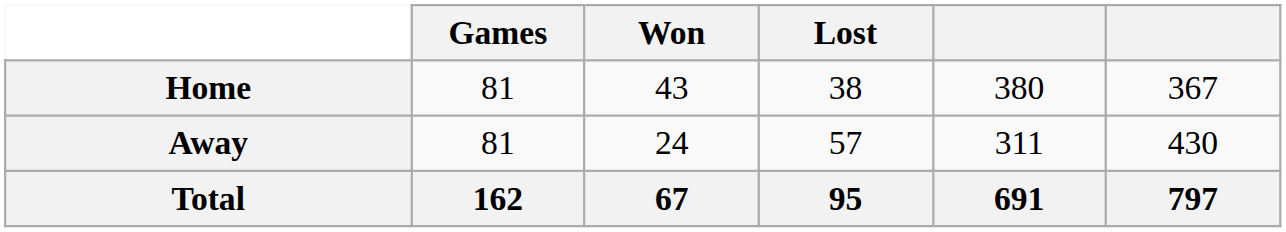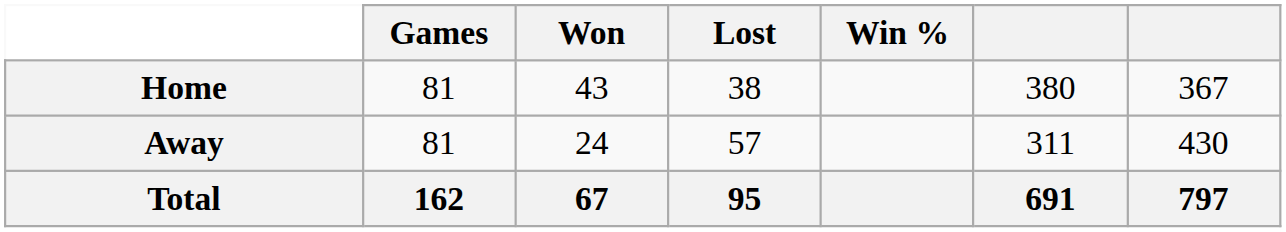+ column: (898, 32)
